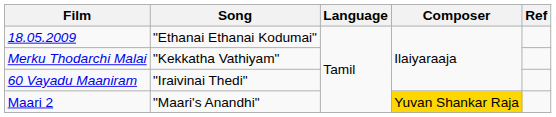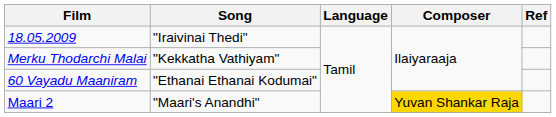(235, 37) "Ethanai Ethanai Kodumai" -> (200, 37) "Iraivinai Thedi"
(200, 80) "Iraivinai Thedi" -> (235, 80) "Ethanai Ethanai Kodumai"
